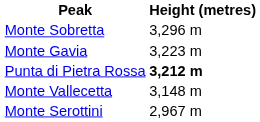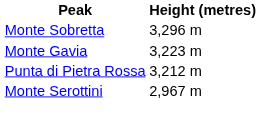(176, 71) bold -> (175, 71) normal
- row: (58, 91)
